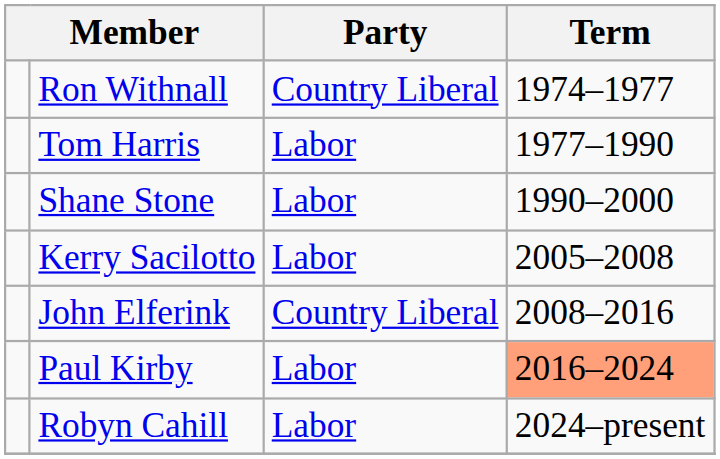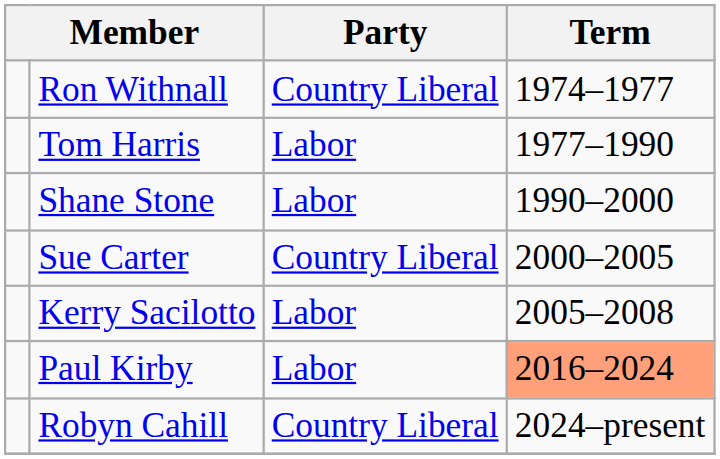+ row: (114, 256)
- row: (134, 312)
(314, 425) Labor -> (385, 425) Country Liberal
